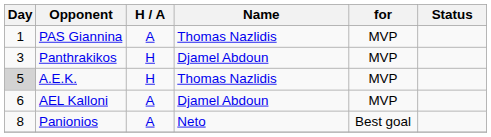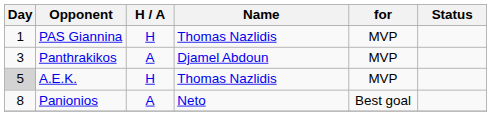(150, 36) A -> (150, 36) H
(150, 57) H -> (150, 57) A
- row: (73, 100)
